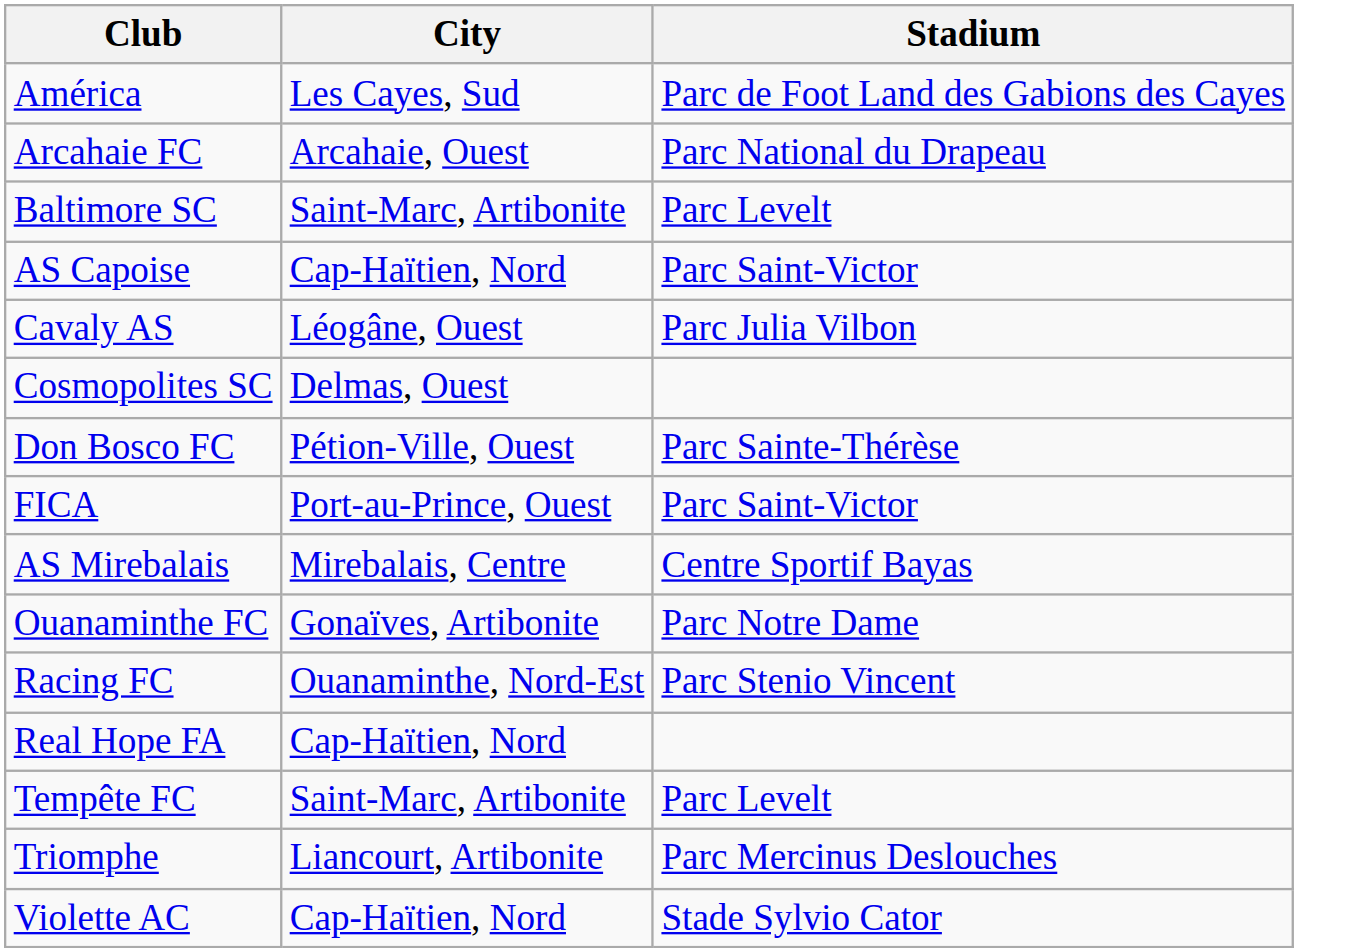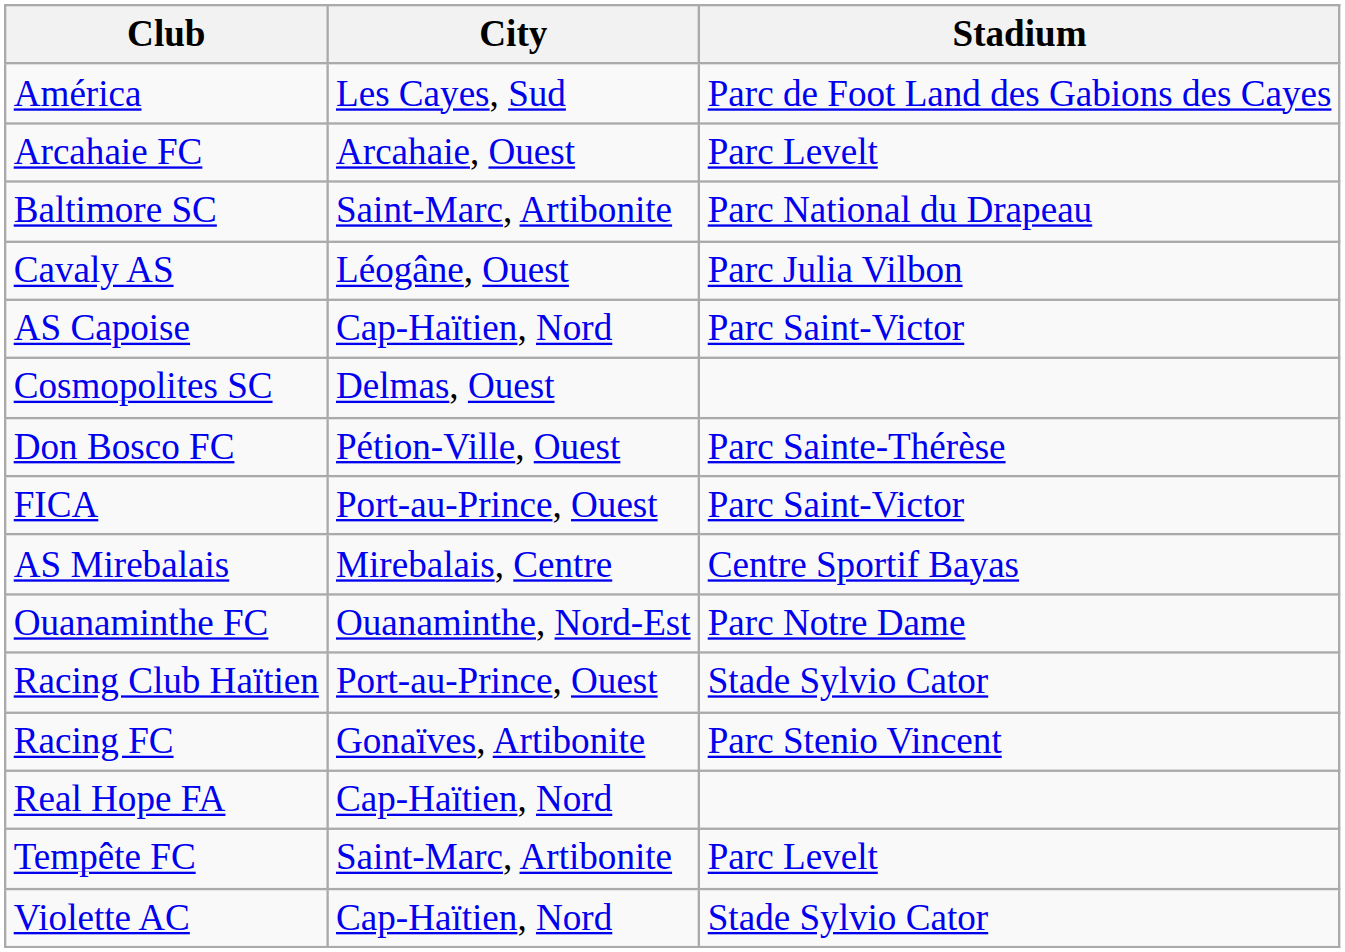(854, 151) Parc National du Drapeau -> (793, 151) Parc Levelt
(746, 210) Parc Levelt -> (900, 210) Parc National du Drapeau
rows swapped: (102, 269) <-> (94, 328)
(444, 622) Gonaïves, Artibonite -> (513, 622) Ouanaminthe, Nord-Est
+ row: (166, 681)
(467, 681) Ouanaminthe, Nord-Est -> (491, 740) Gonaïves, Artibonite
- row: (86, 858)
